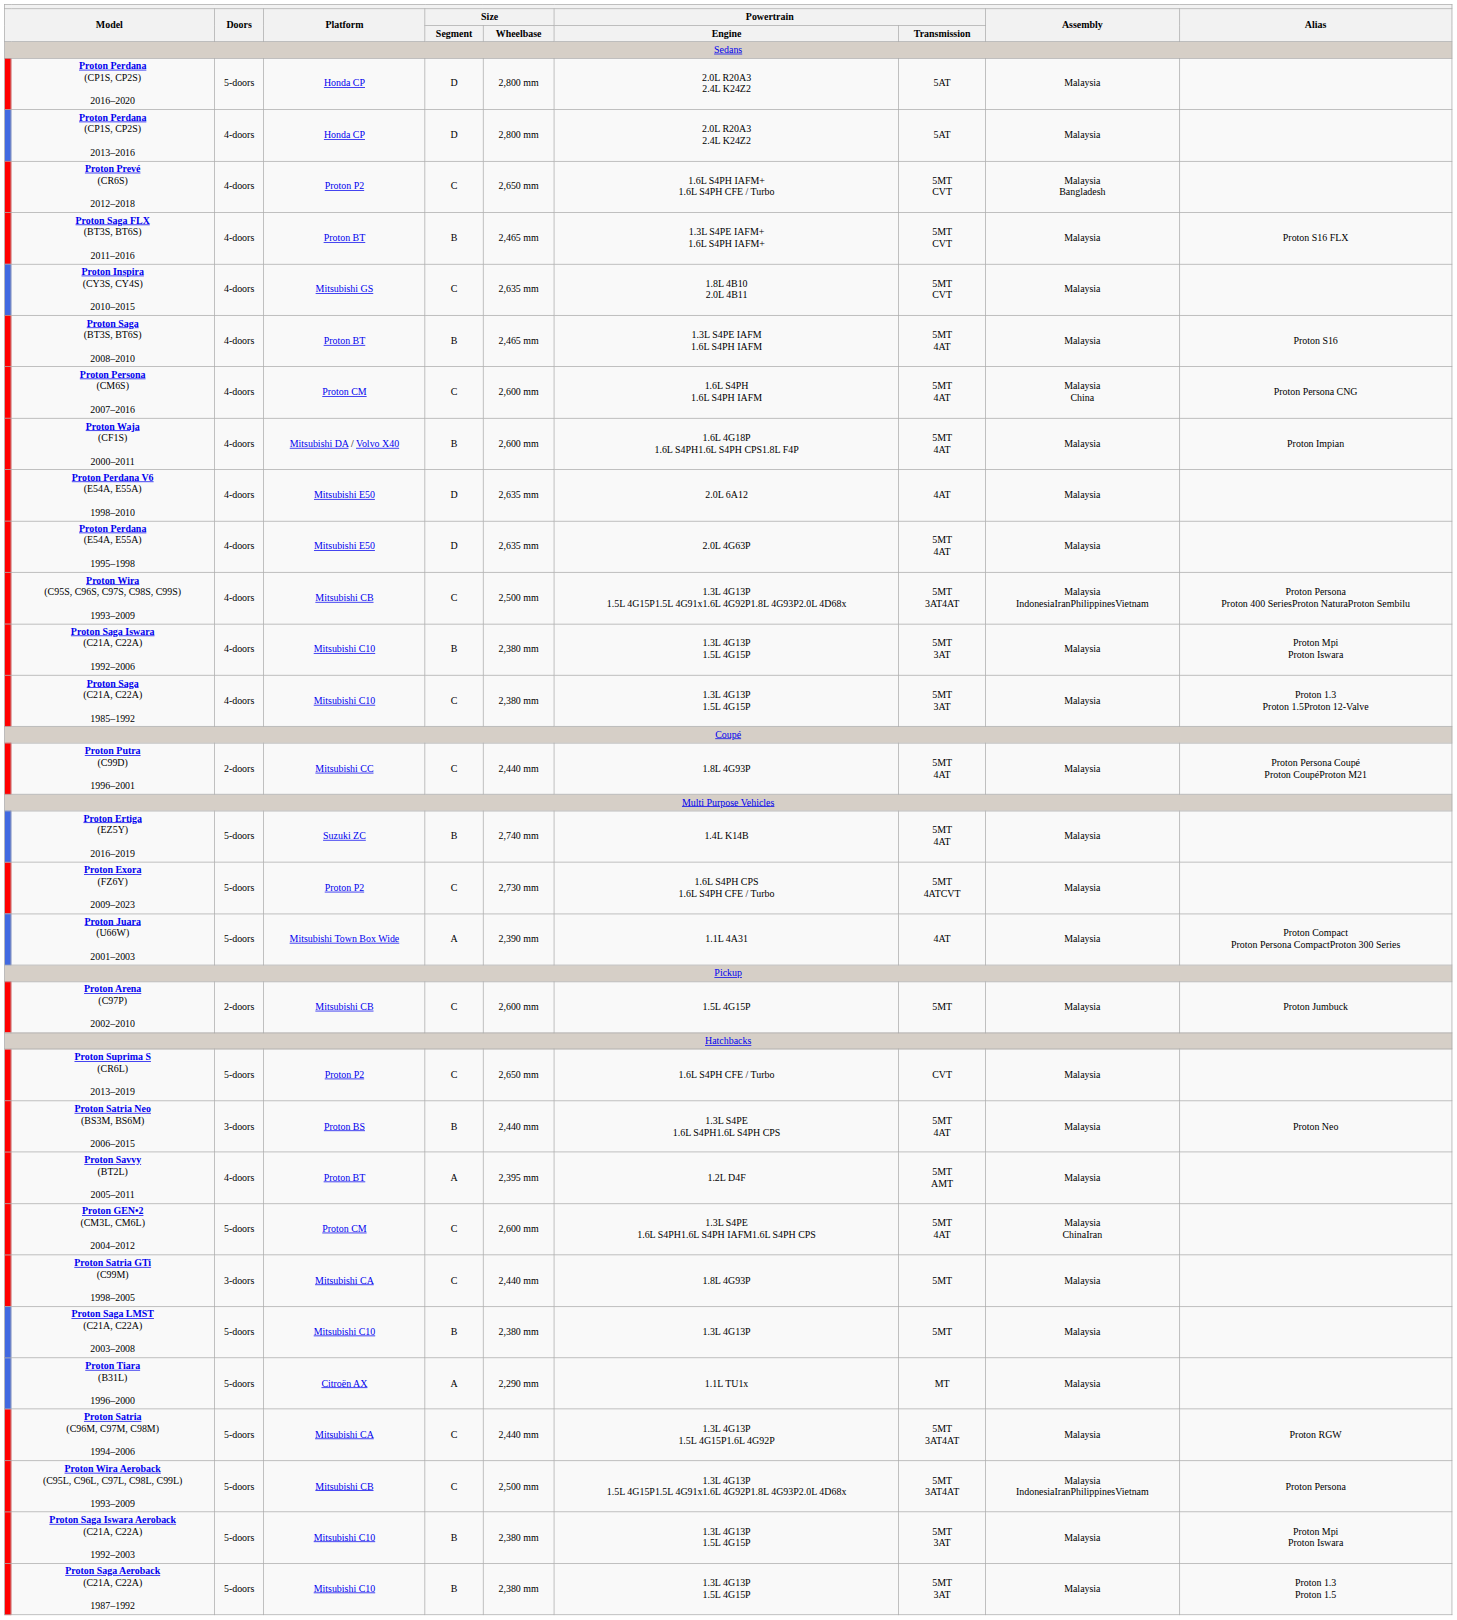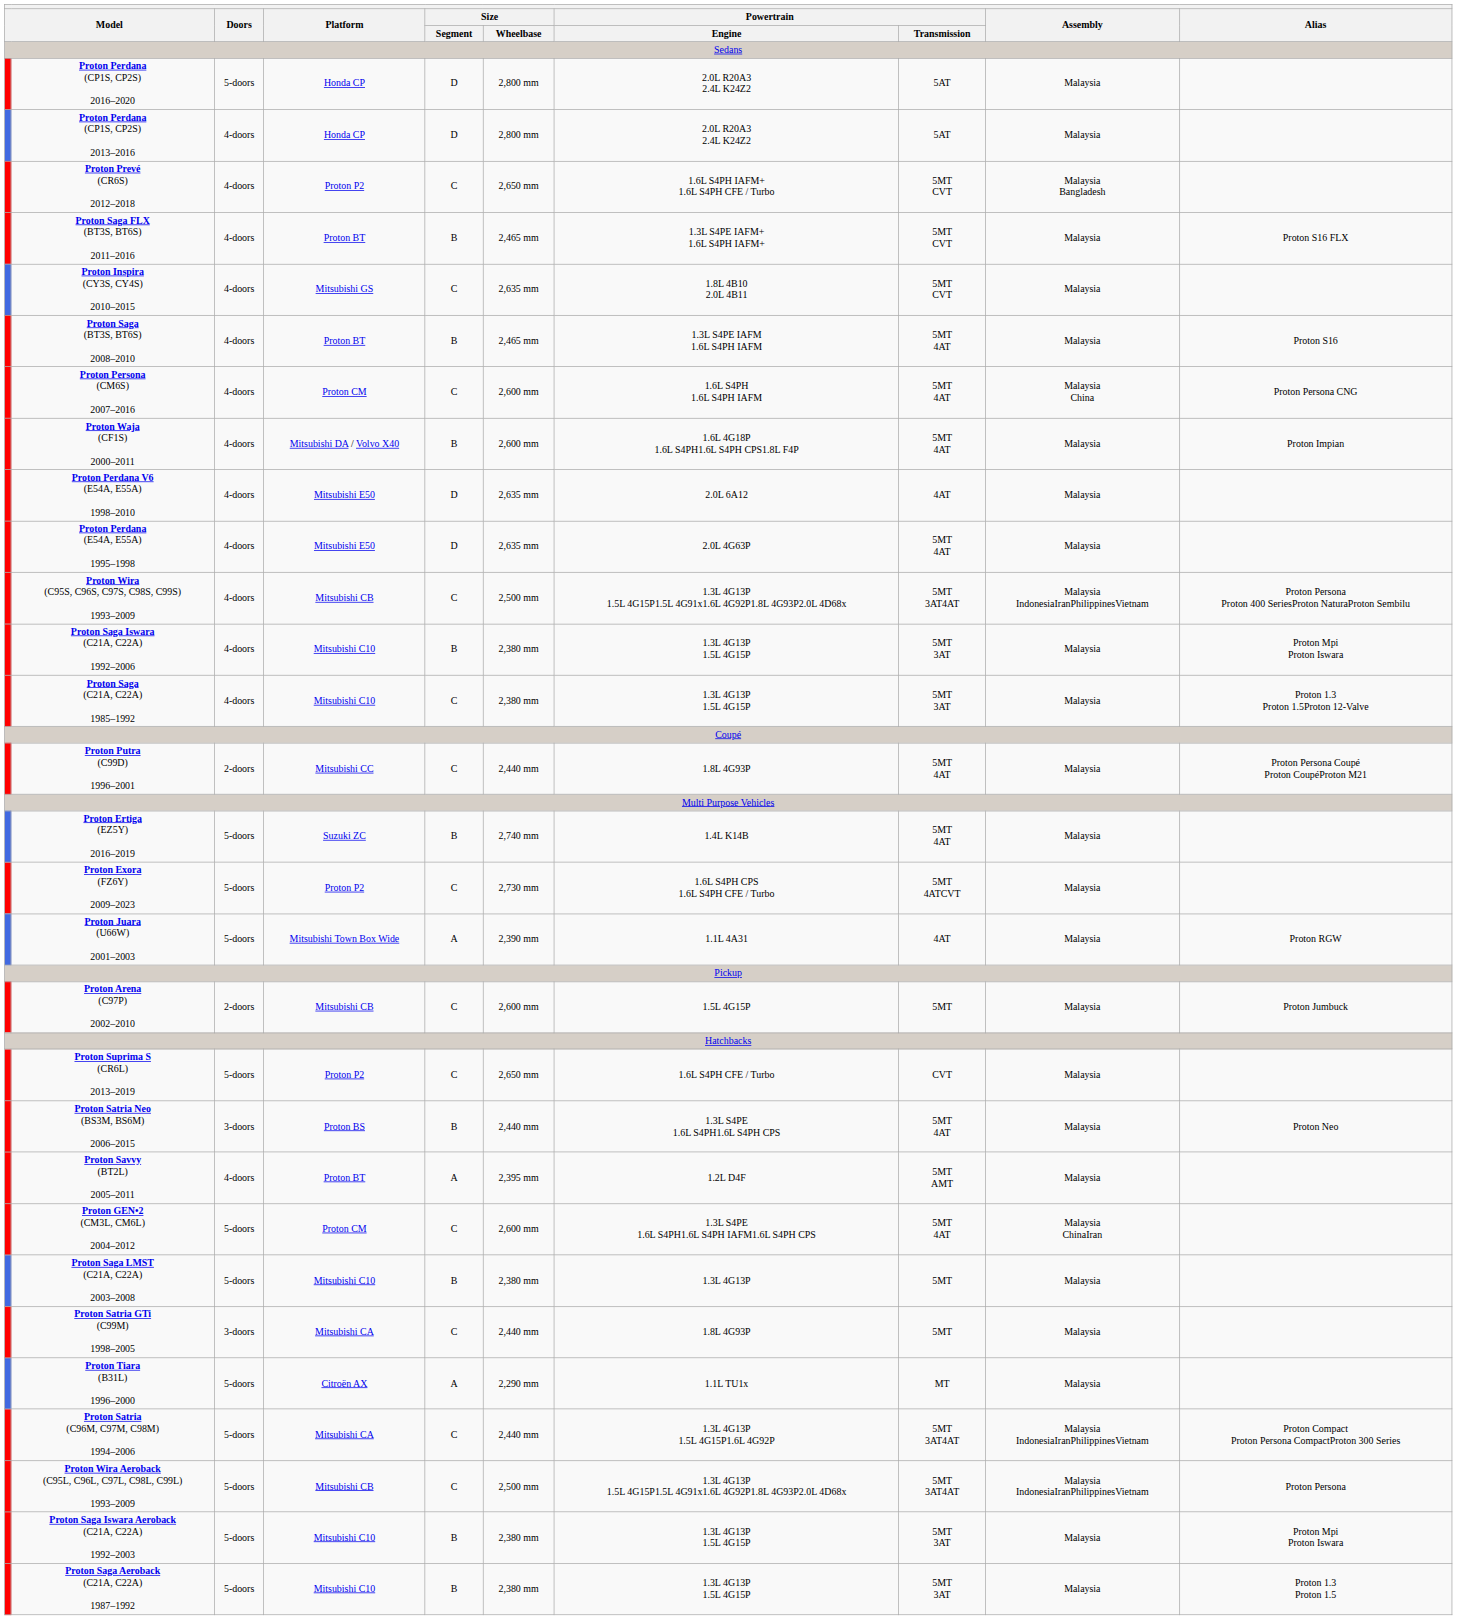(1316, 939) Proton Compact Proton Persona CompactProton 300 Series -> (1316, 939) Proton RGW
rows swapped: (113, 1331) <-> (113, 1280)
(1082, 1434) Malaysia -> (1082, 1434) Malaysia IndonesiaIranPhilippinesVietnam
(1316, 1434) Proton RGW -> (1316, 1434) Proton Compact Proton Persona CompactProton 300 Series
